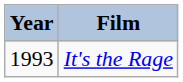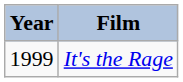(32, 58) 1993 -> (32, 58) 1999
